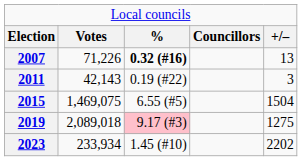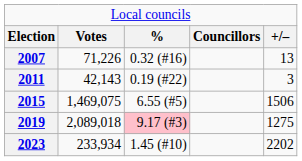(158, 58) bold -> (158, 58) normal
(280, 101) 1504 -> (280, 101) 1506
